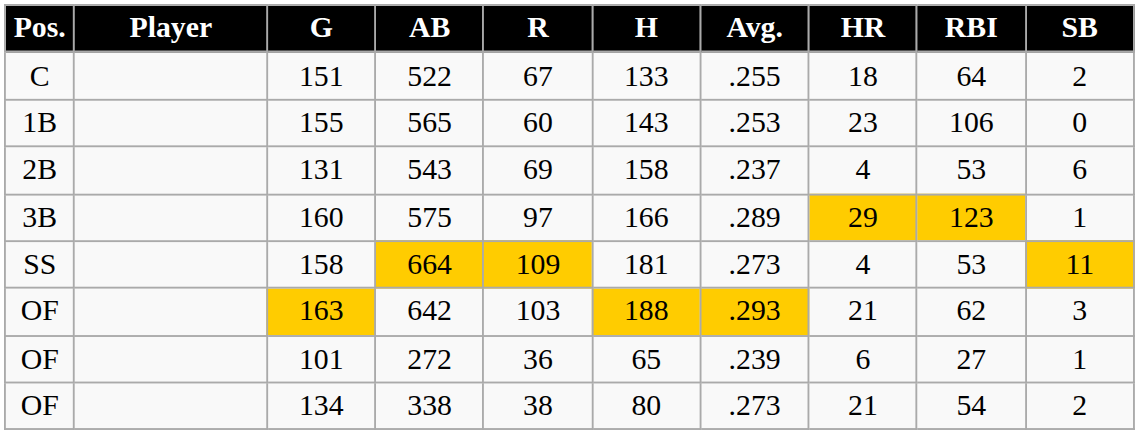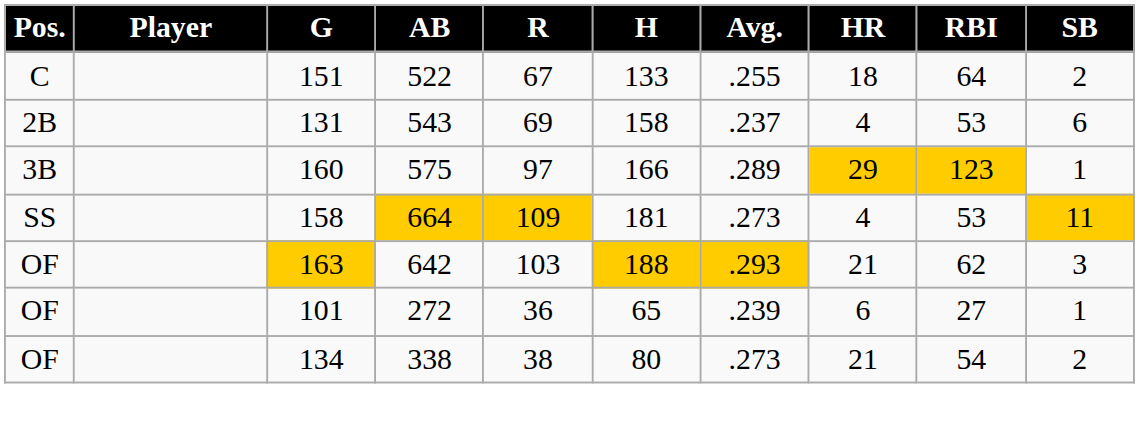- row: (321, 122)
